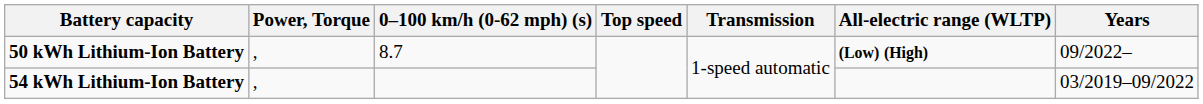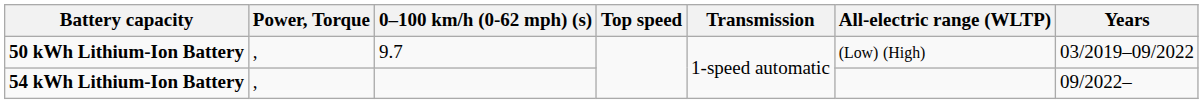(391, 51) 8.7 -> (391, 51) 9.7
(883, 51) bold -> (882, 51) normal
(1096, 51) 09/2022– -> (1127, 51) 03/2019–09/2022
(1127, 83) 03/2019–09/2022 -> (1096, 83) 09/2022–
